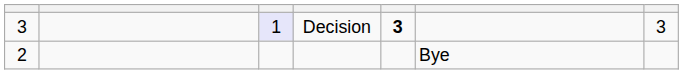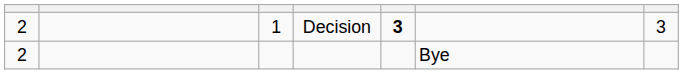(22, 26) 3 -> (22, 26) 2
(276, 26) lavender background -> (276, 26) no background
